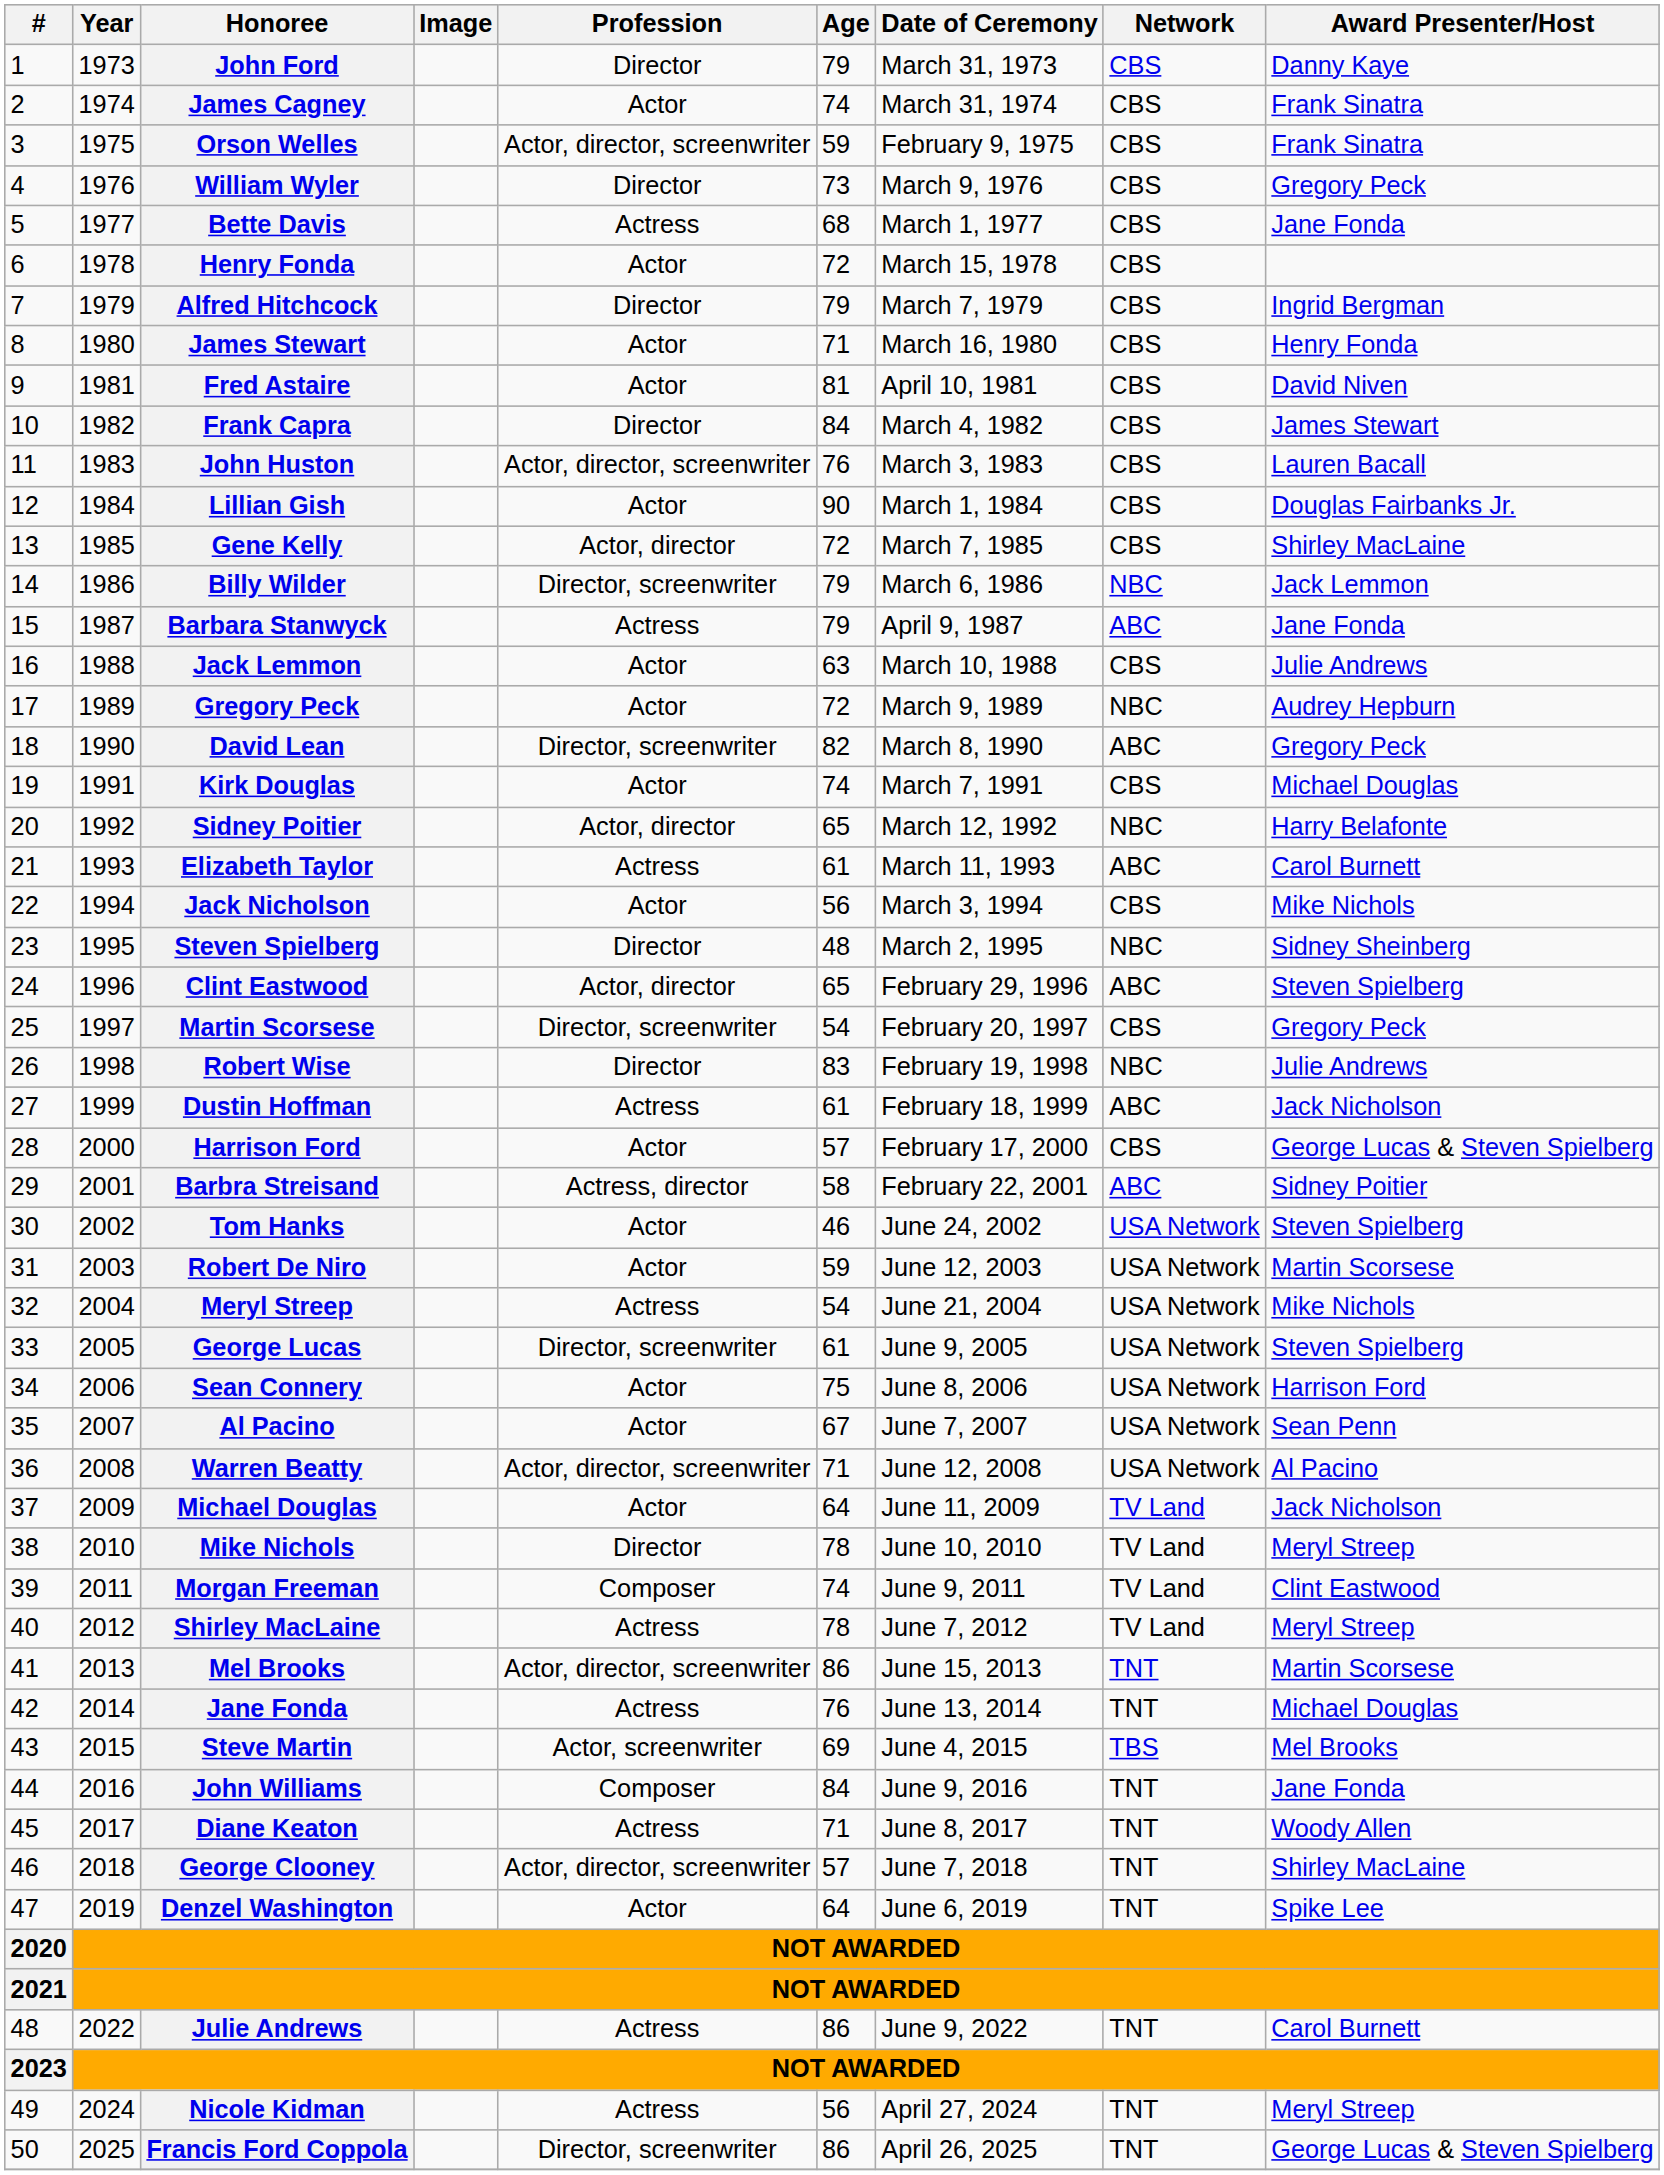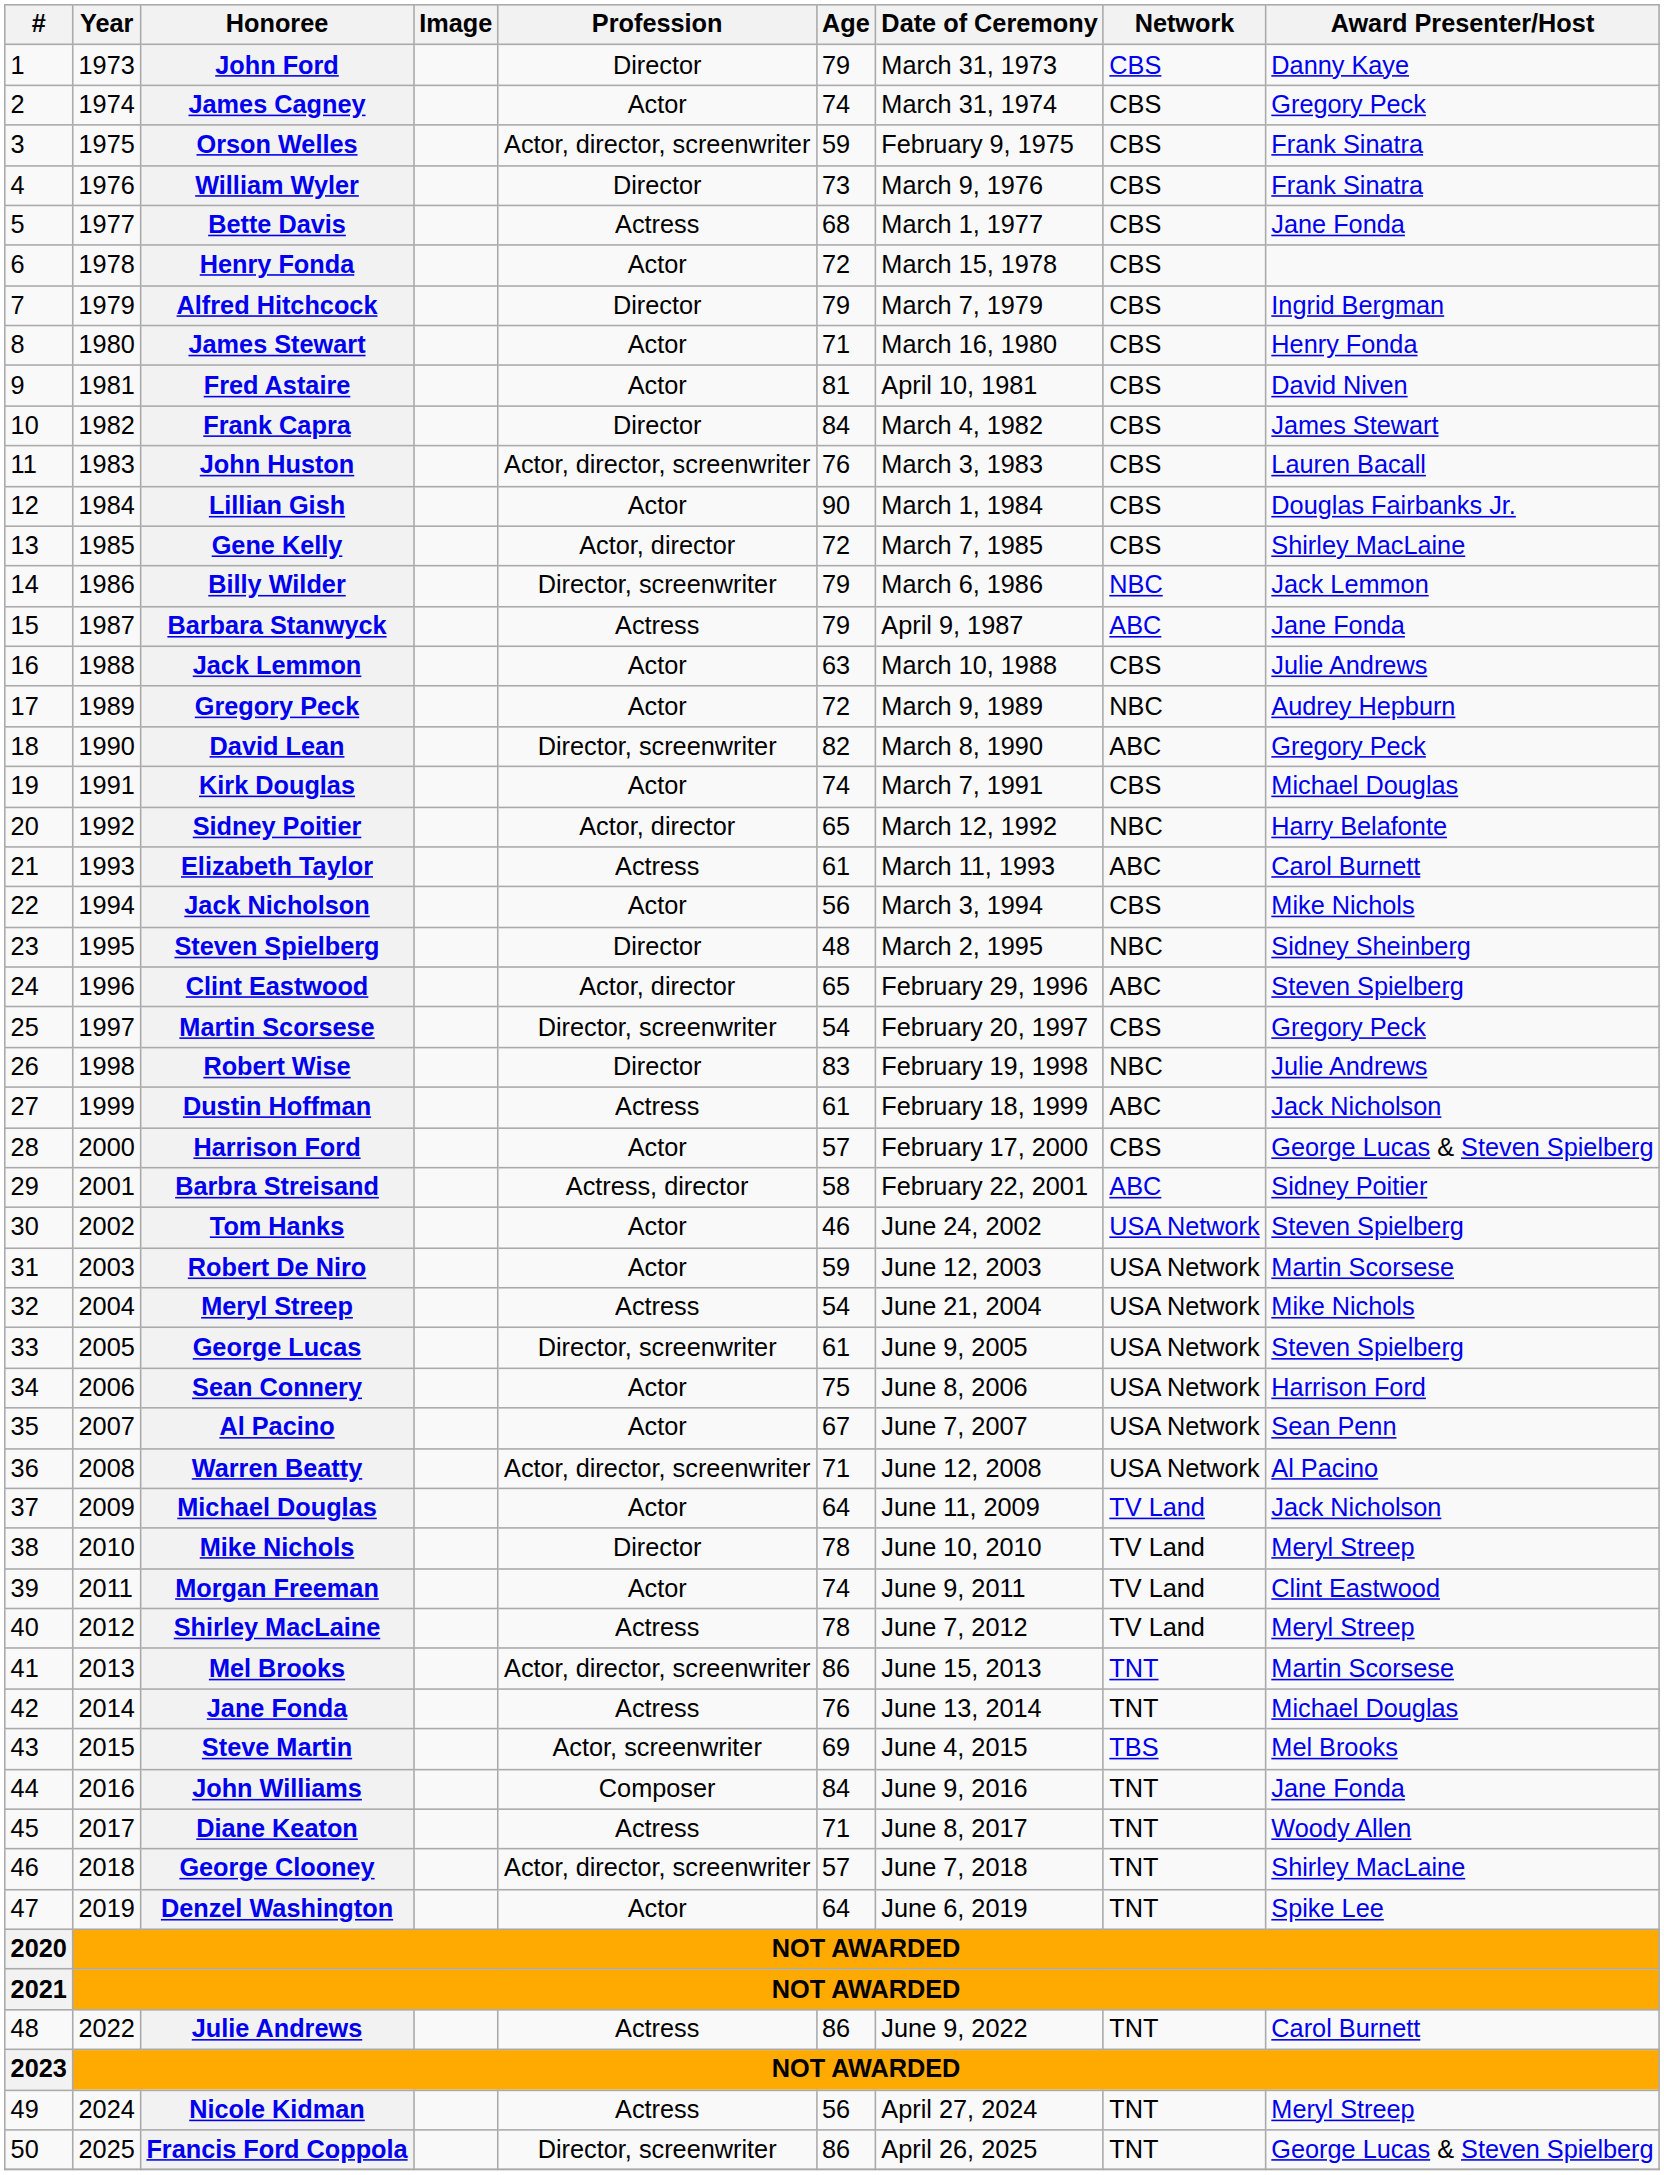(1347, 104) Frank Sinatra -> (1349, 104) Gregory Peck
(1349, 184) Gregory Peck -> (1347, 184) Frank Sinatra
(657, 1588) Composer -> (657, 1588) Actor
